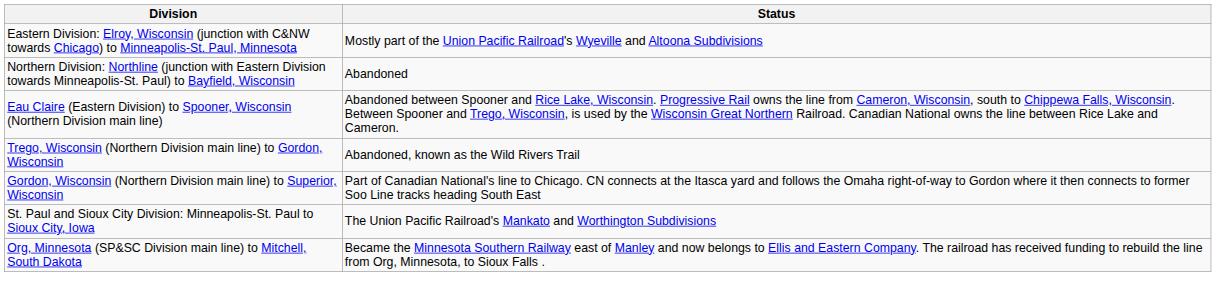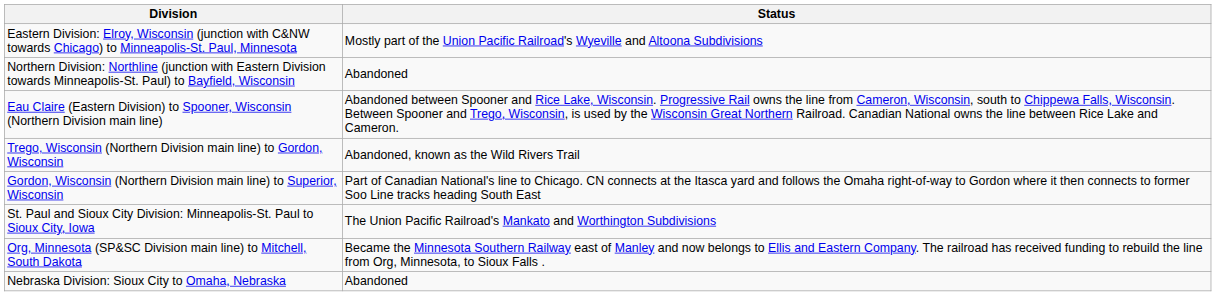+ row: (147, 281)
